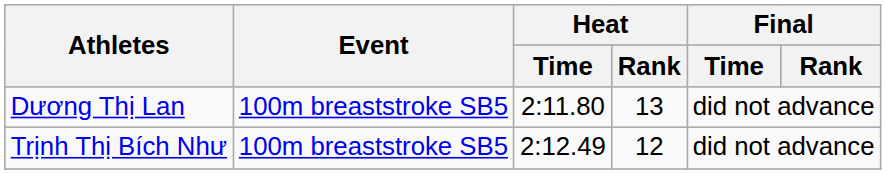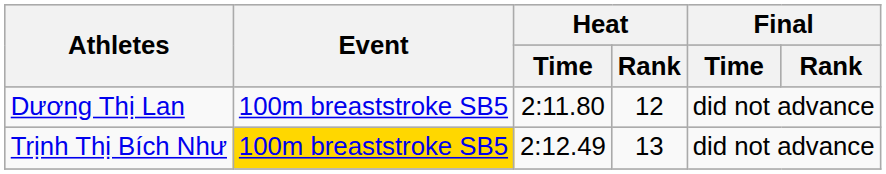(649, 106) 13 -> (649, 106) 12
(373, 147) no background -> (373, 147) gold background
(649, 147) 12 -> (649, 147) 13
